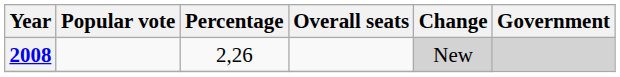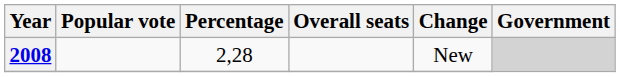(234, 54) 2,26 -> (234, 54) 2,28
(453, 54) lightgrey background -> (453, 54) no background
